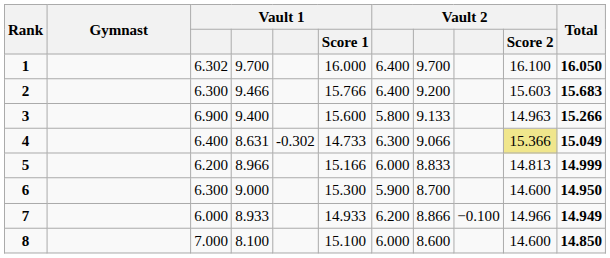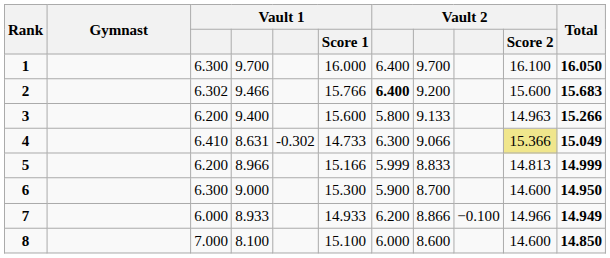(211, 66) 6.302 -> (211, 66) 6.300
(211, 91) 6.300 -> (211, 91) 6.302
(393, 91) normal -> (393, 91) bold
(530, 91) 15.603 -> (530, 91) 15.600
(211, 116) 6.900 -> (211, 116) 6.200
(211, 141) 6.400 -> (211, 141) 6.410
(393, 165) 6.000 -> (393, 165) 5.999
